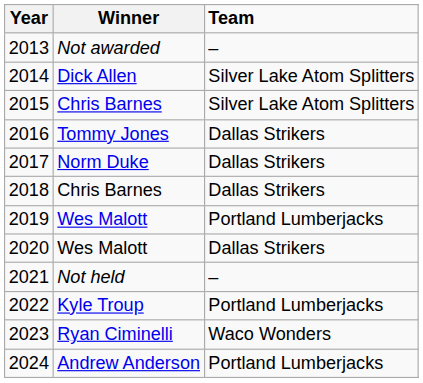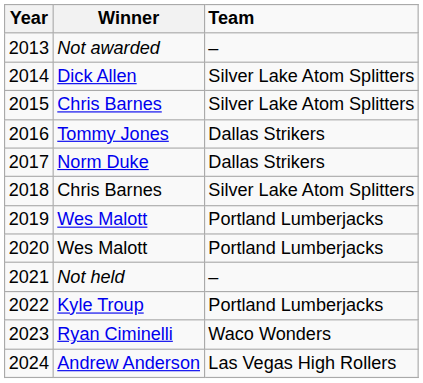(267, 190) Dallas Strikers -> (311, 190) Silver Lake Atom Splitters
(267, 248) Dallas Strikers -> (296, 248) Portland Lumberjacks
(296, 362) Portland Lumberjacks -> (302, 362) Las Vegas High Rollers
